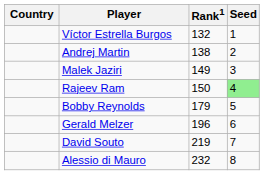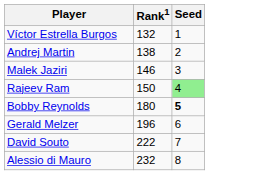- column: (32, 15)
(201, 70) 149 -> (146, 70) 146
(201, 106) 179 -> (146, 106) 180
(233, 106) normal -> (178, 106) bold
(201, 142) 219 -> (146, 142) 222
